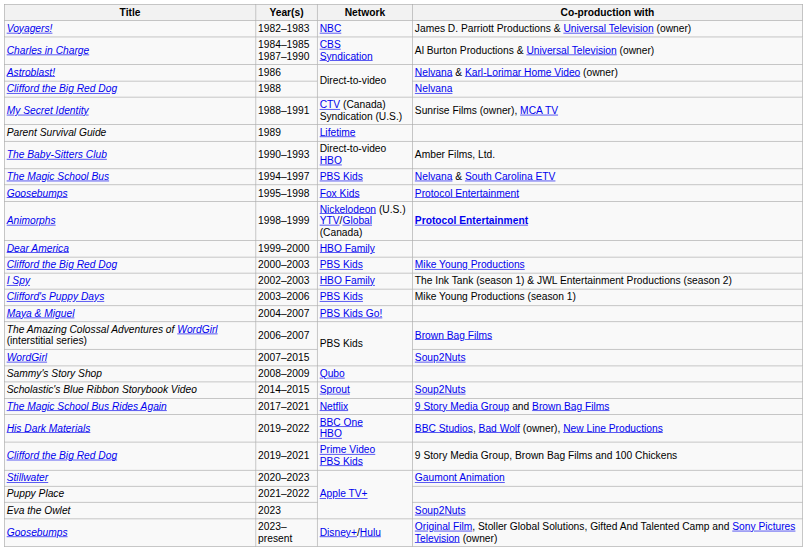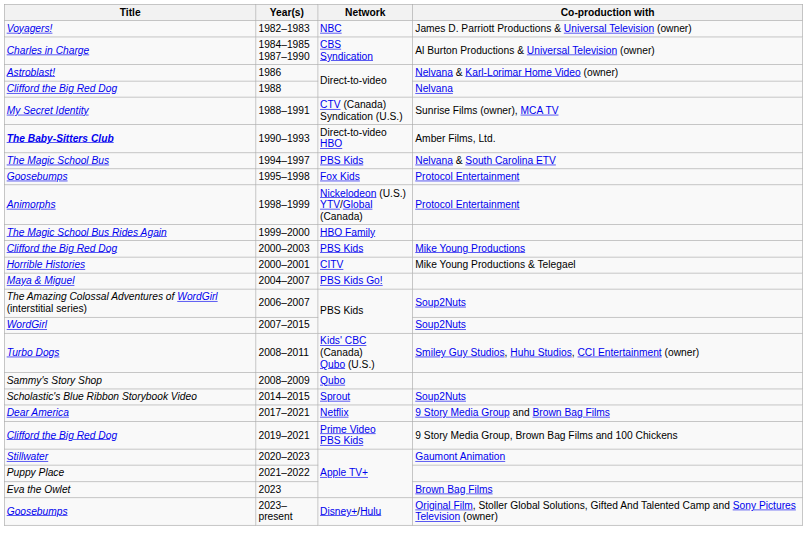- row: (269, 133)
(57, 155) normal -> (60, 138) bold
(471, 221) bold -> (467, 204) normal
(38, 248) Dear America -> (87, 232) The Magic School Bus Rides Again
+ row: (284, 265)
- row: (284, 281)
- row: (284, 297)
(454, 335) Brown Bag Films -> (441, 303) Soup2Nuts
+ row: (284, 353)
(87, 406) The Magic School Bus Rides Again -> (38, 413) Dear America
- row: (284, 428)
(440, 510) Soup2Nuts -> (454, 489) Brown Bag Films
